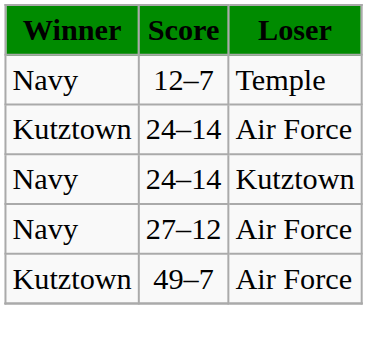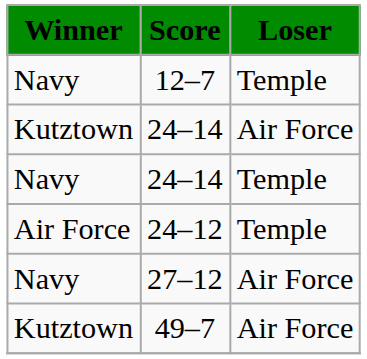(295, 179) Kutztown -> (282, 179) Temple
+ row: (72, 228)
